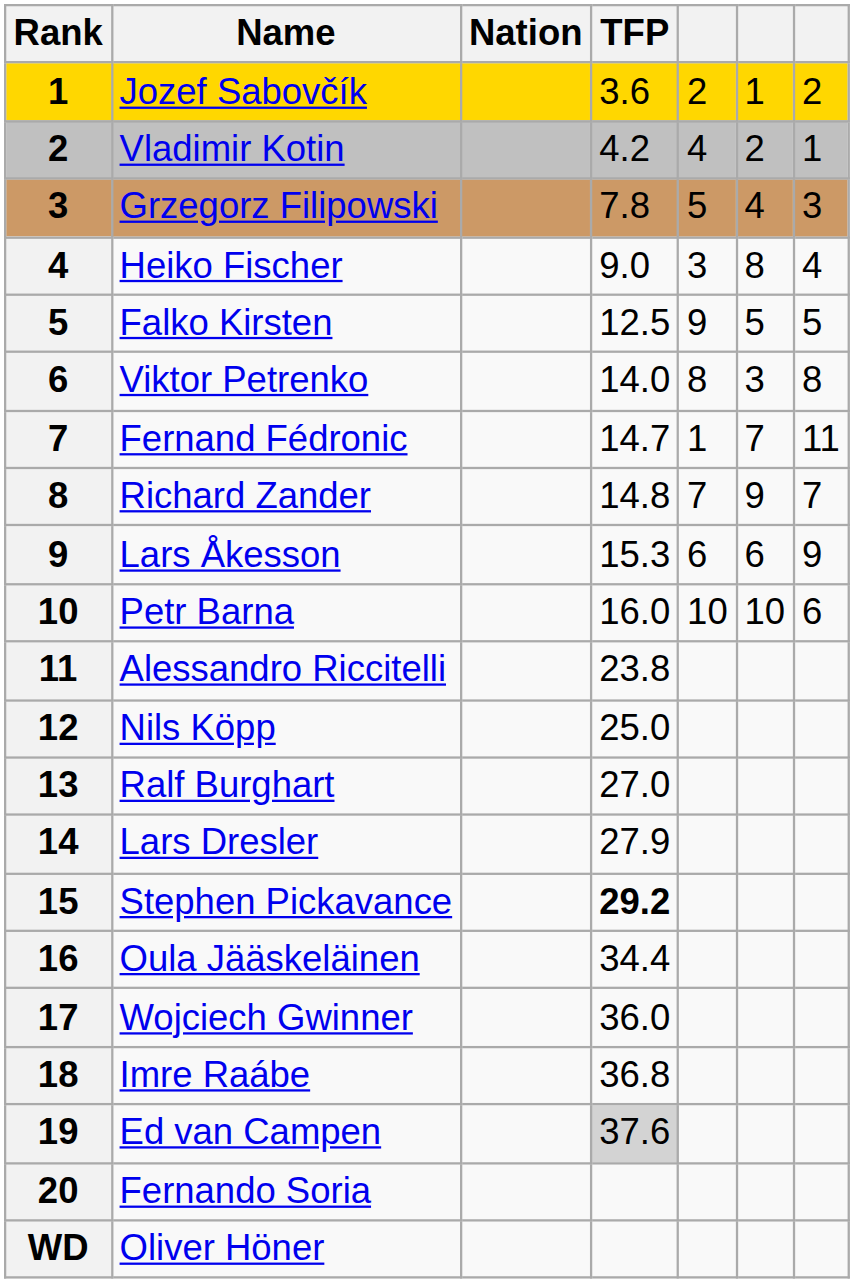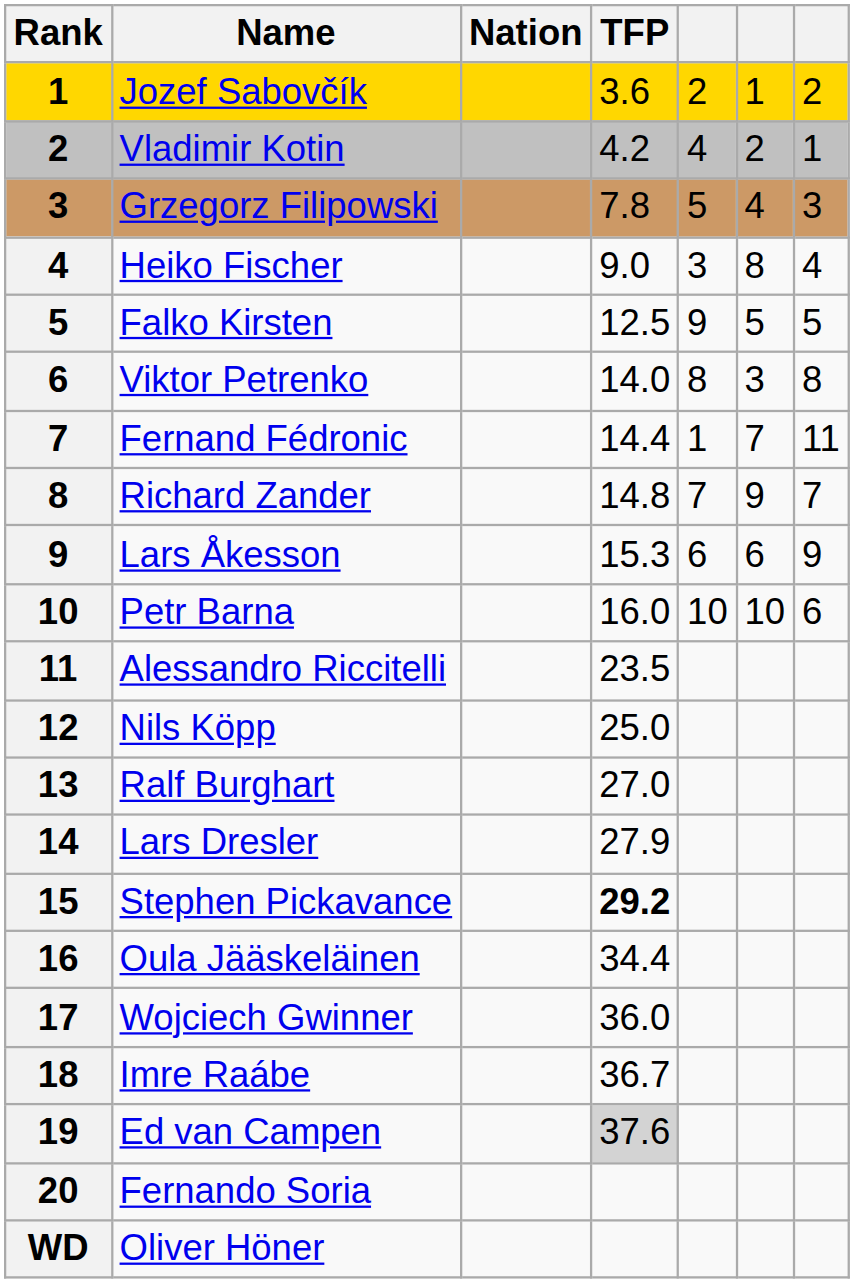(635, 438) 14.7 -> (635, 438) 14.4
(635, 669) 23.8 -> (635, 669) 23.5
(635, 1074) 36.8 -> (635, 1074) 36.7
